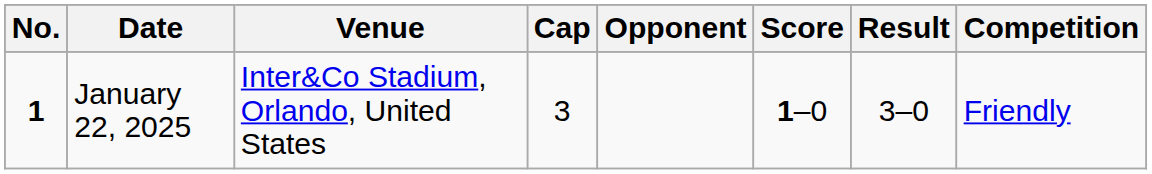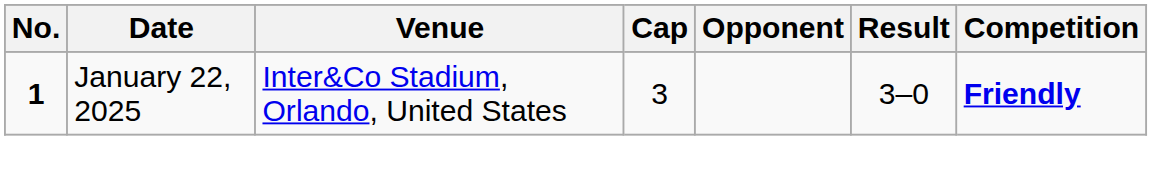- column: (802, 28)
(1017, 109) normal -> (1022, 92) bold
